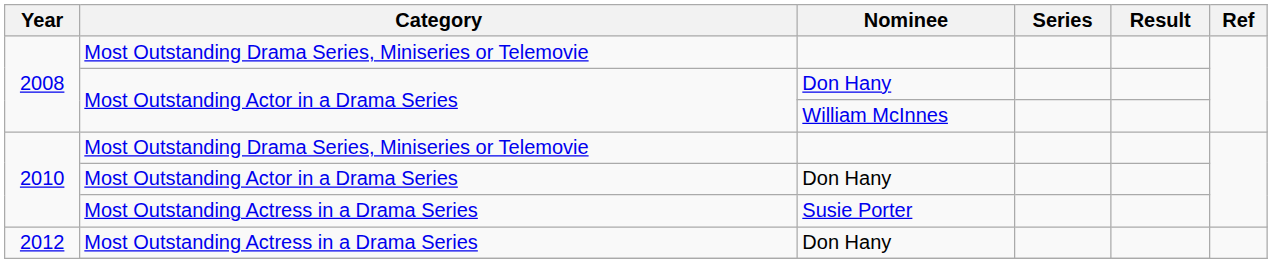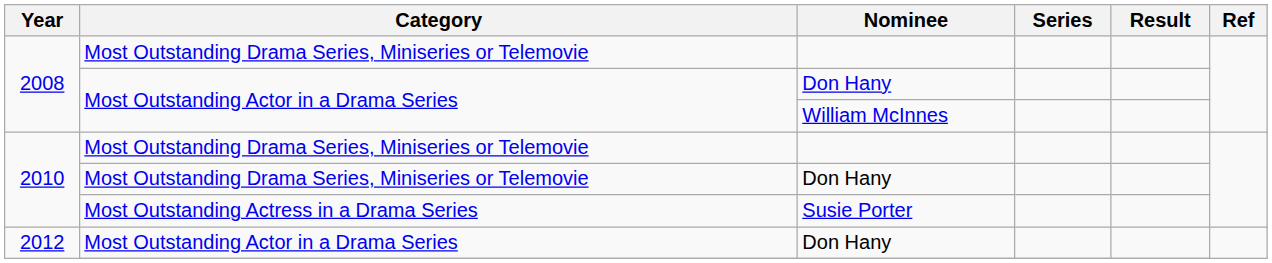(271, 178) Most Outstanding Actor in a Drama Series -> (336, 178) Most Outstanding Drama Series, Miniseries or Telemovie
(281, 242) Most Outstanding Actress in a Drama Series -> (271, 242) Most Outstanding Actor in a Drama Series
